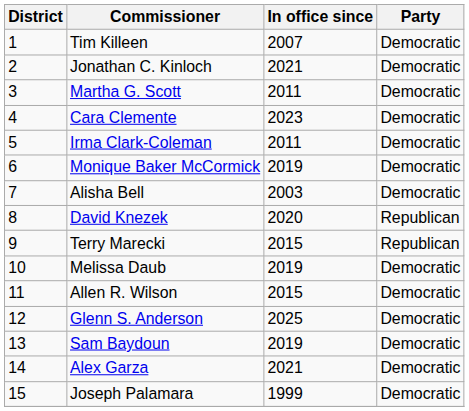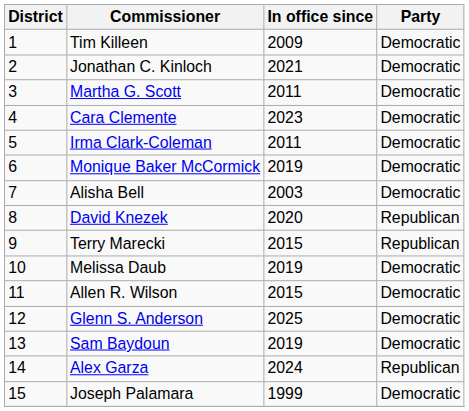(285, 42) 2007 -> (285, 42) 2009
(285, 368) 2021 -> (285, 368) 2024
(420, 368) Democratic -> (420, 368) Republican
